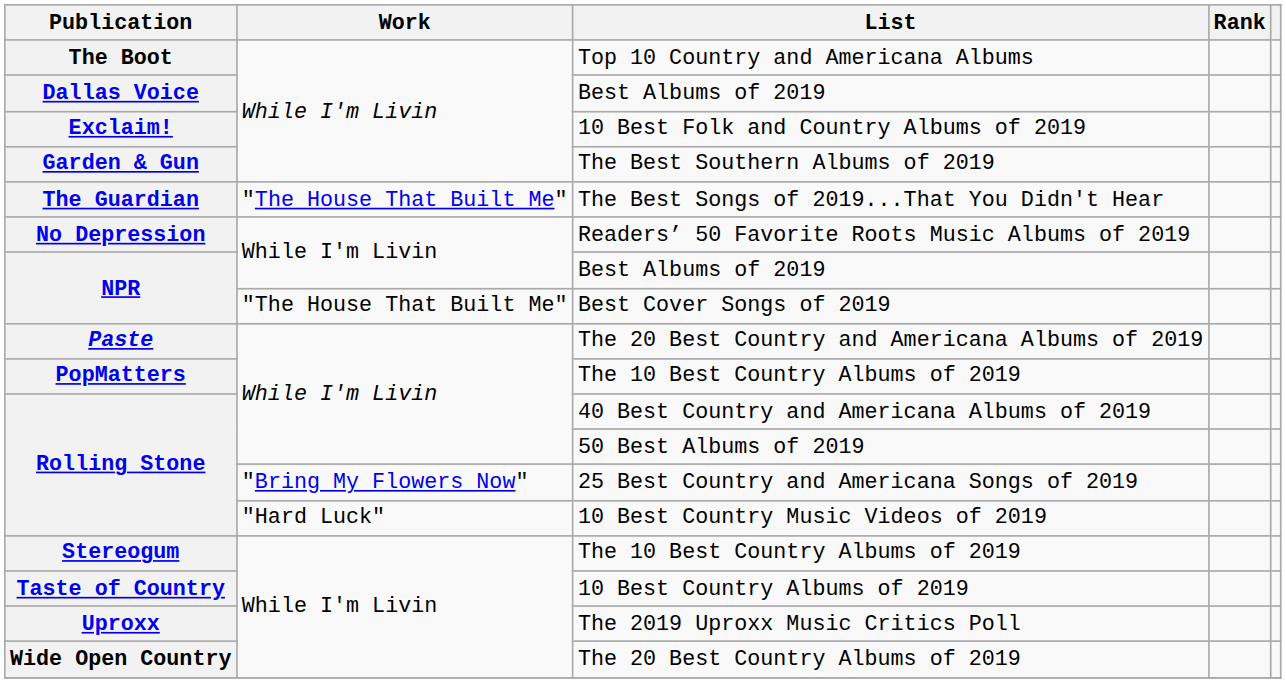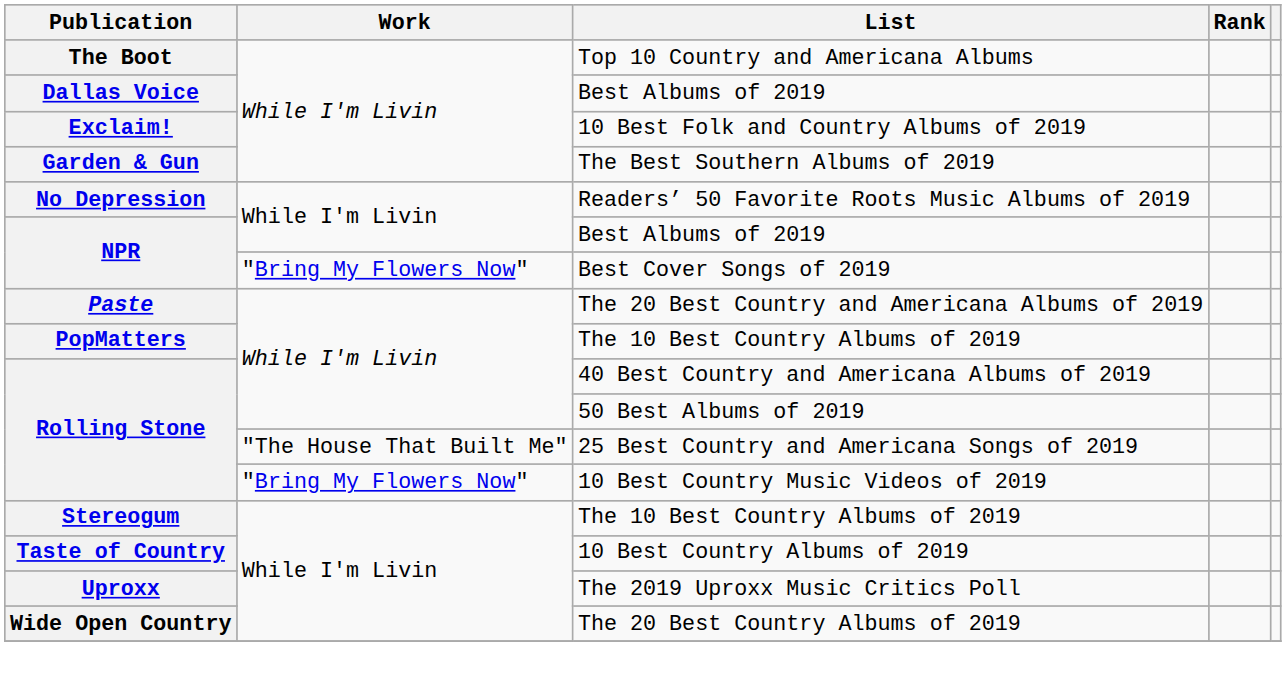- row: (121, 199)
(405, 306) "The House That Built Me" -> (385, 270) "Bring My Flowers Now"
(385, 483) "Bring My Flowers Now" -> (405, 447) "The House That Built Me"
(313, 518) "Hard Luck" -> (385, 483) "Bring My Flowers Now"
